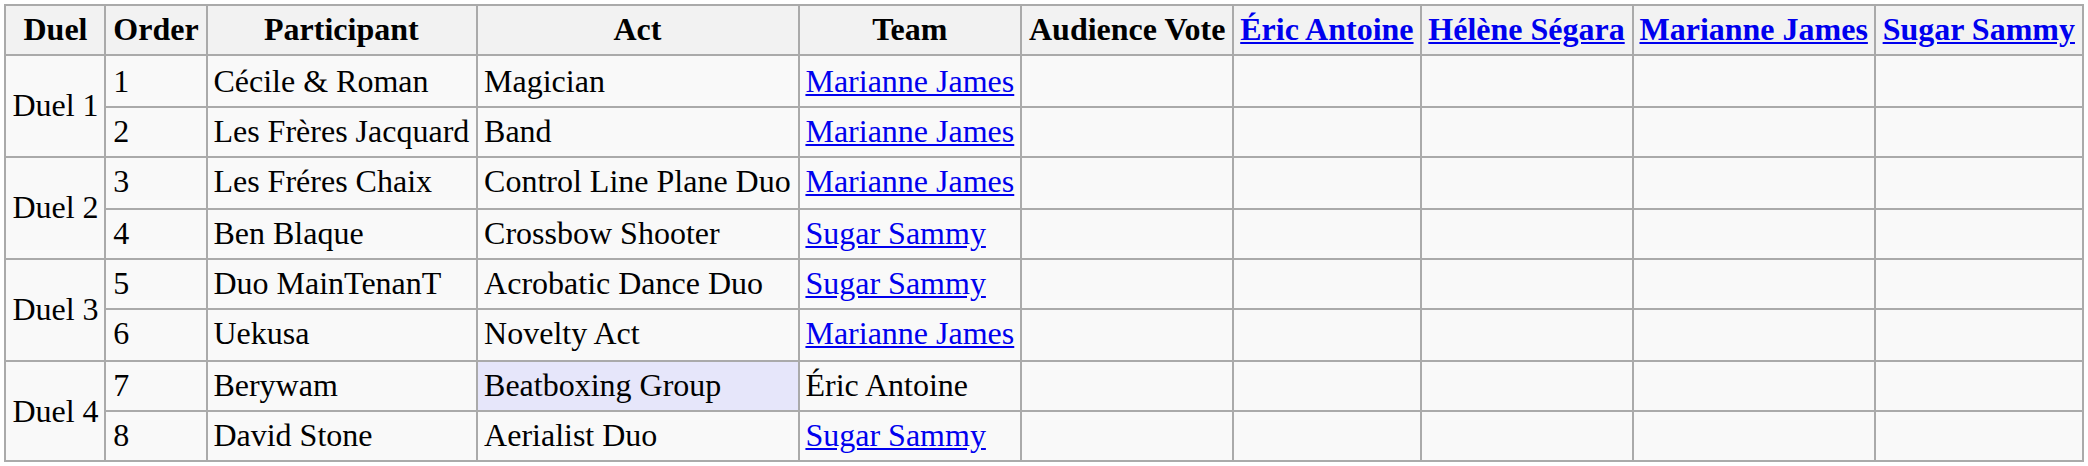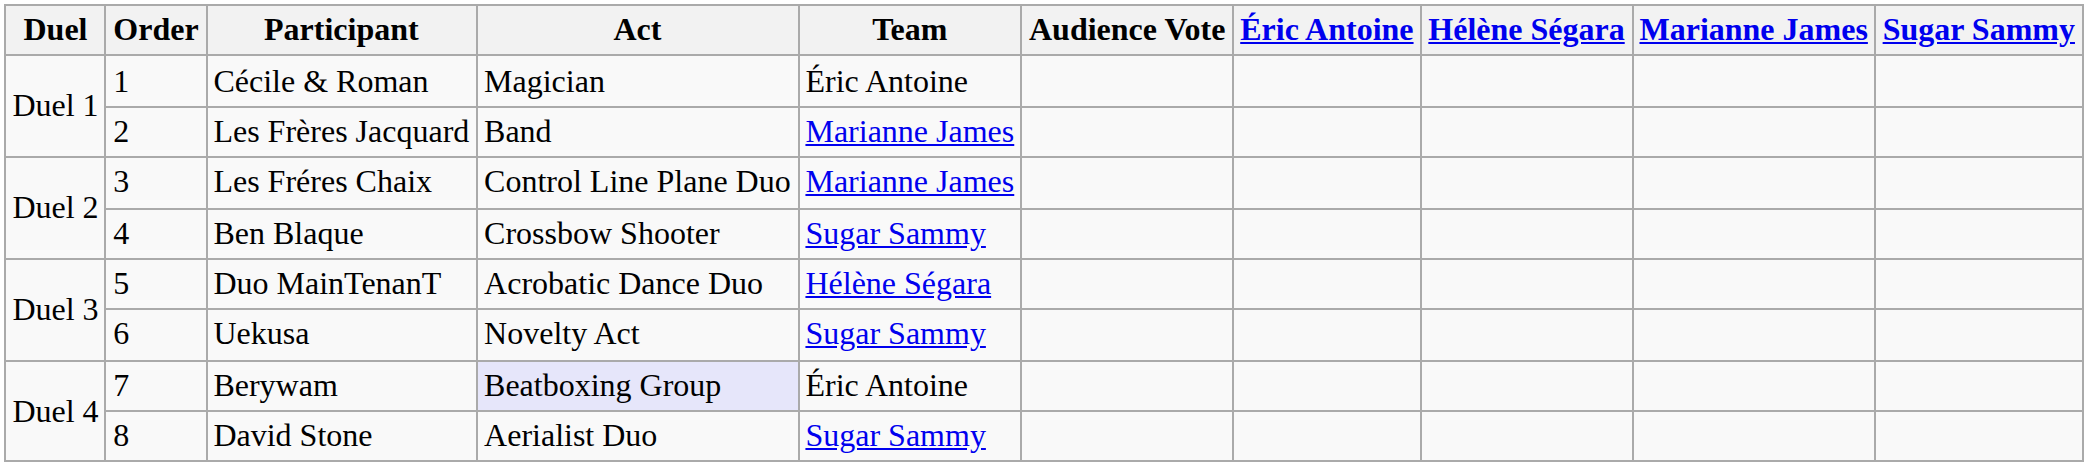(910, 80) Marianne James -> (887, 80) Éric Antoine
(896, 283) Sugar Sammy -> (898, 283) Hélène Ségara
(910, 334) Marianne James -> (896, 334) Sugar Sammy
